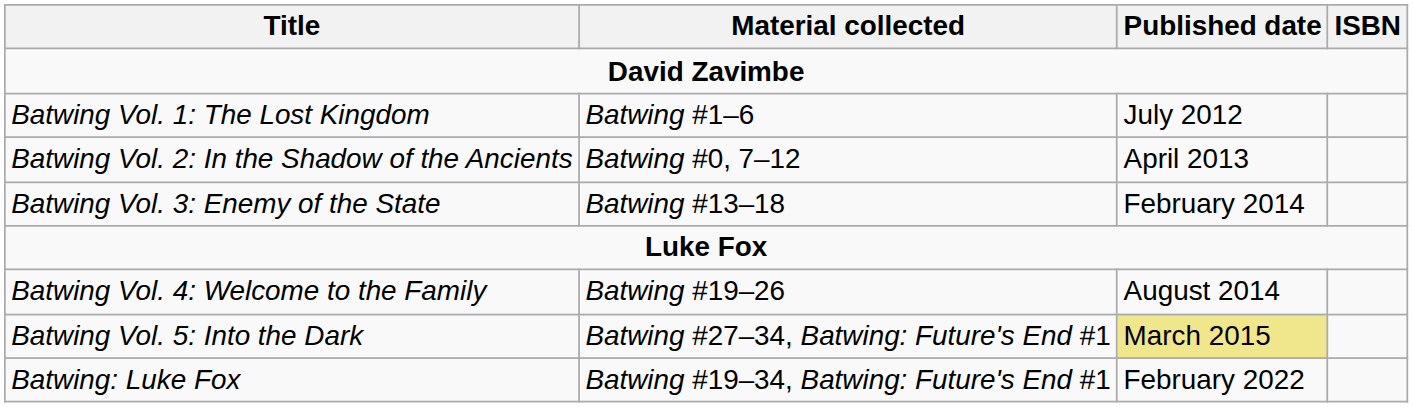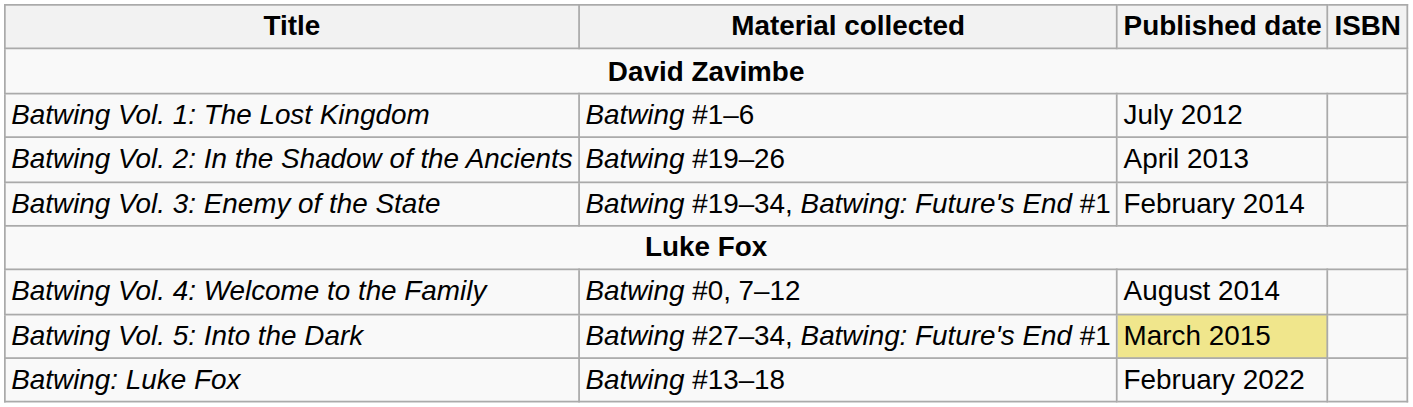(693, 159) Batwing #0, 7–12 -> (685, 159) Batwing #19–26
(685, 203) Batwing #13–18 -> (848, 203) Batwing #19–34, Batwing: Future's End #1
(685, 291) Batwing #19–26 -> (693, 291) Batwing #0, 7–12
(848, 379) Batwing #19–34, Batwing: Future's End #1 -> (685, 379) Batwing #13–18
